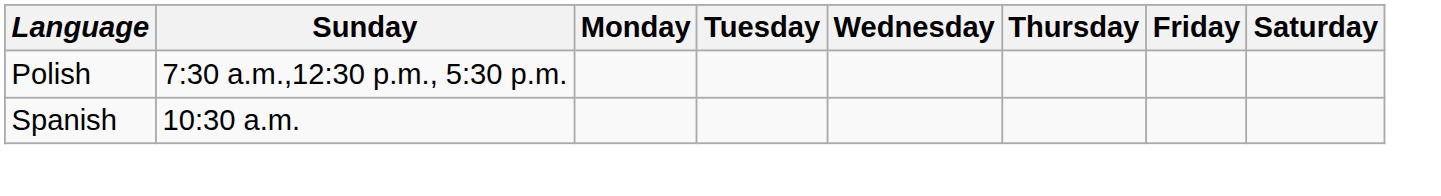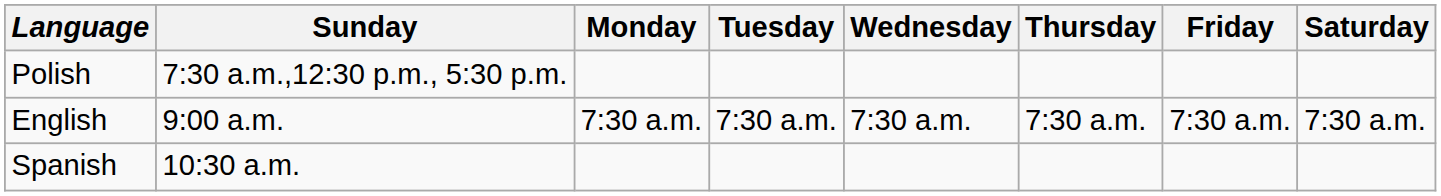+ row: (59, 119)
